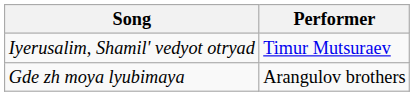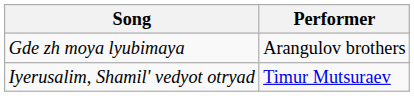rows swapped: (132, 47) <-> (97, 76)
